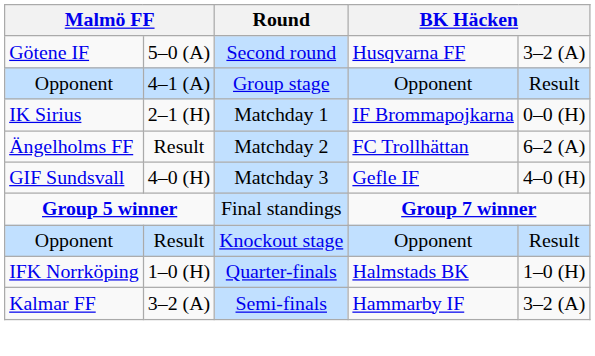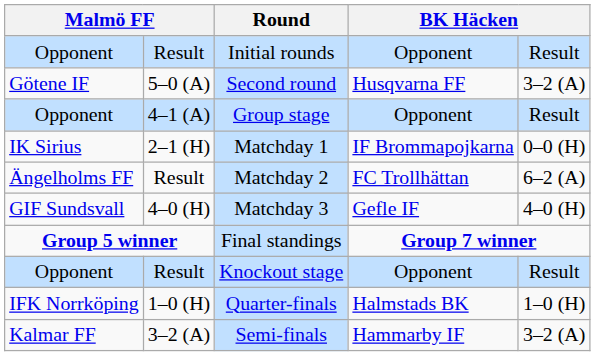+ row: (281, 51)
